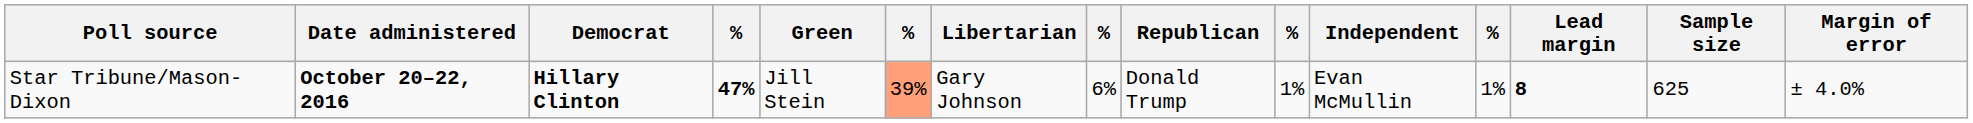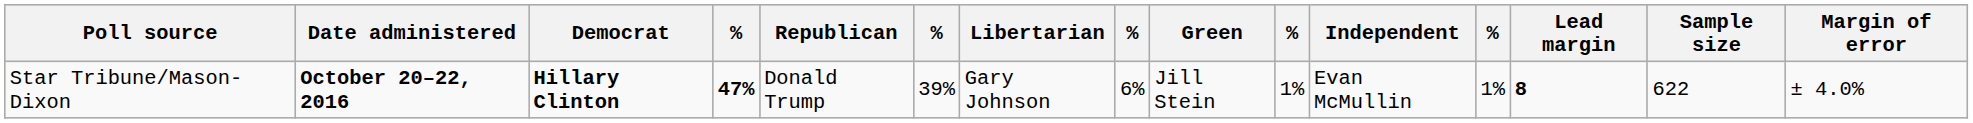columns swapped: (1198, 33) <-> (822, 33)
(908, 90) lightsalmon background -> (937, 90) no background
(1671, 90) 625 -> (1671, 90) 622
